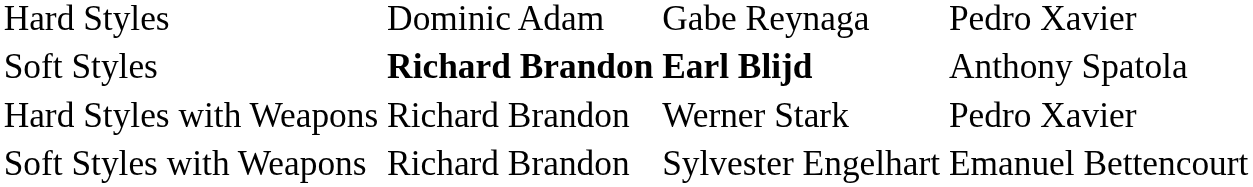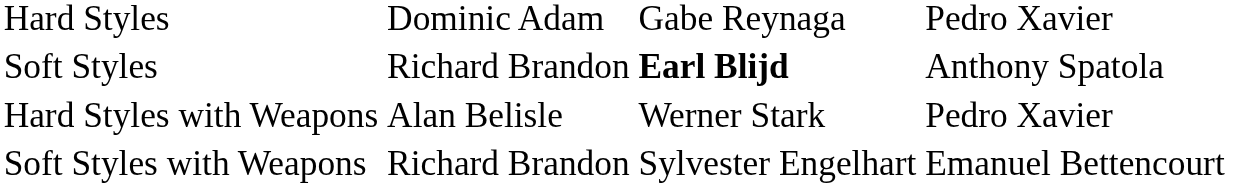(520, 66) bold -> (508, 66) normal
(508, 115) Richard Brandon -> (475, 115) Alan Belisle
